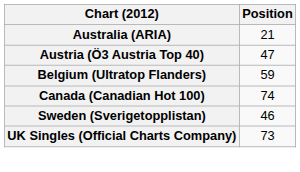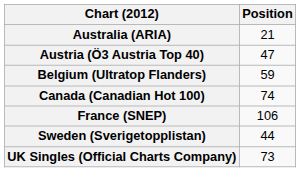+ row: (122, 116)
(268, 116) 46 -> (268, 136) 44
